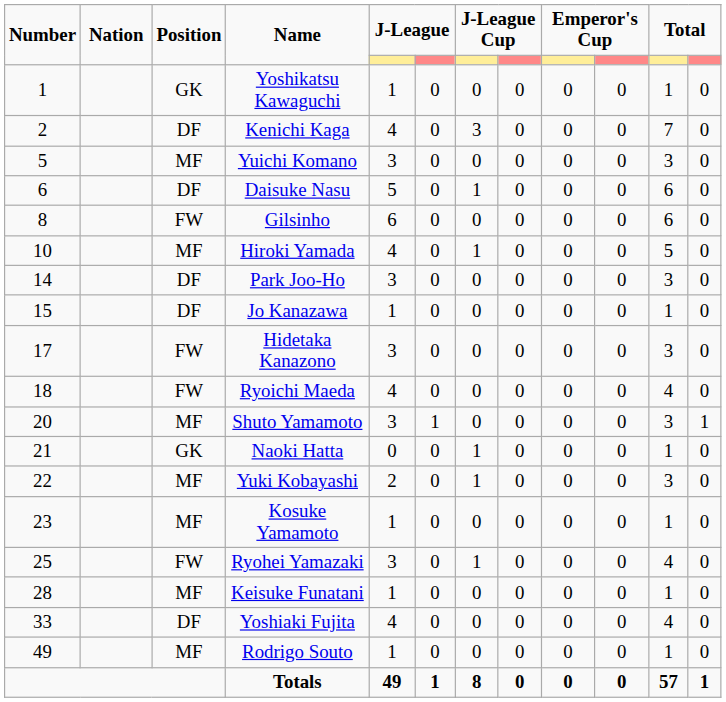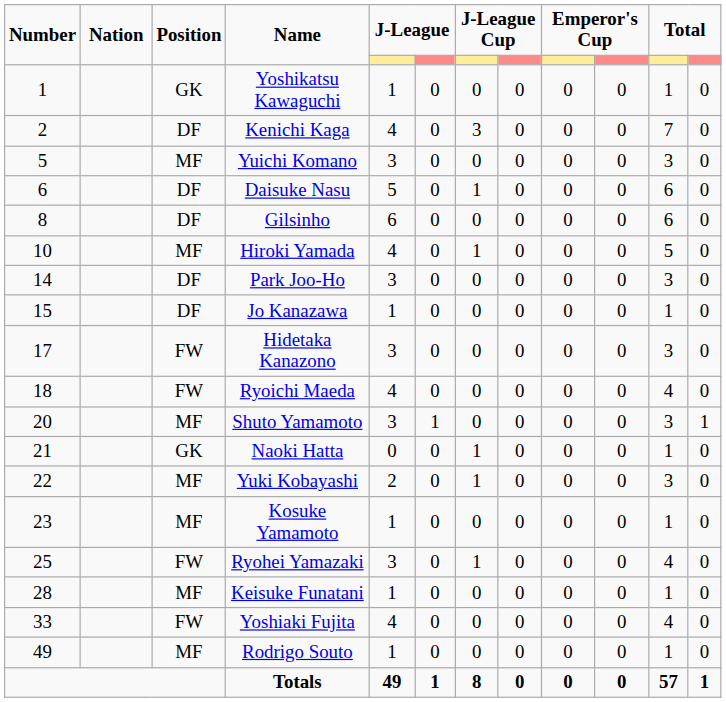(189, 220) FW -> (189, 220) DF
(189, 622) DF -> (189, 622) FW
